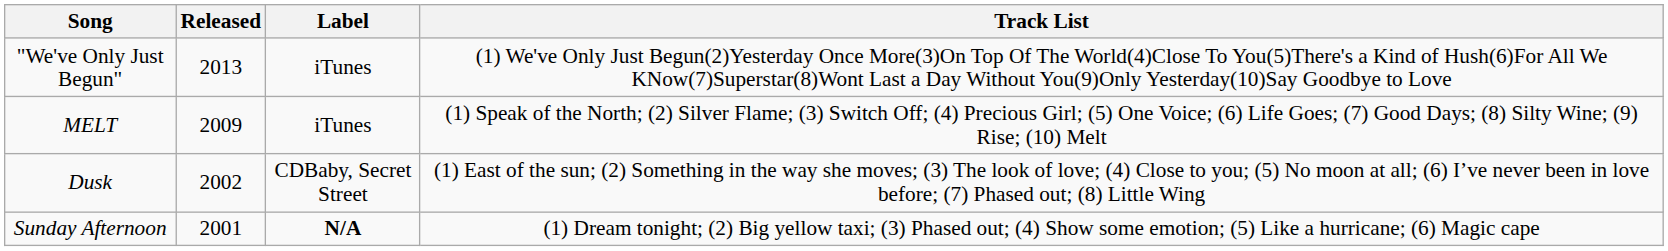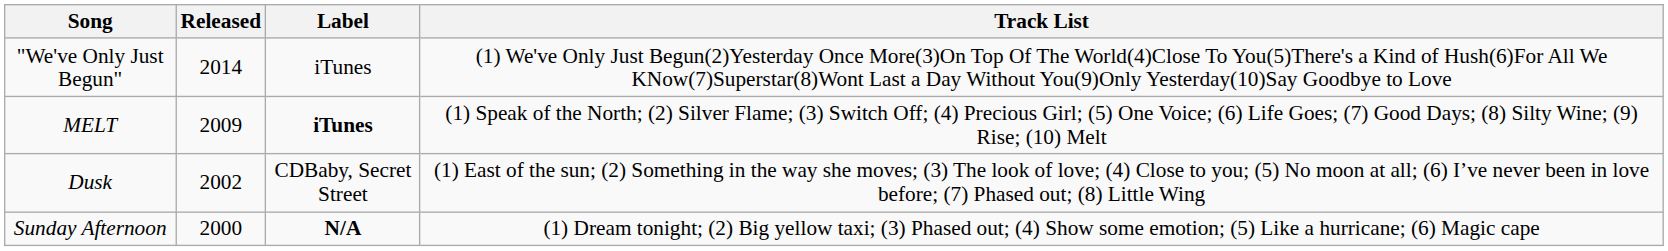(221, 67) 2013 -> (221, 67) 2014
(343, 124) normal -> (343, 124) bold
(221, 228) 2001 -> (221, 228) 2000
